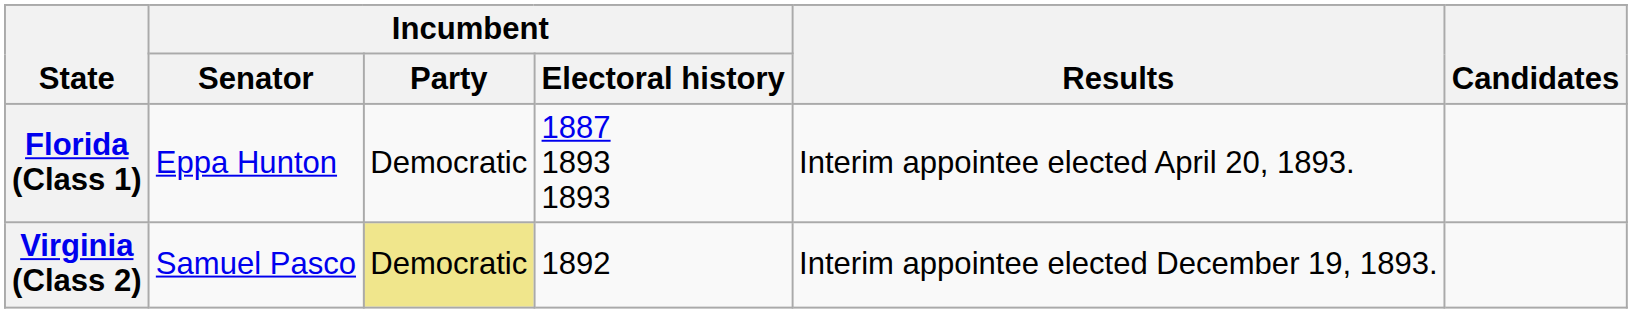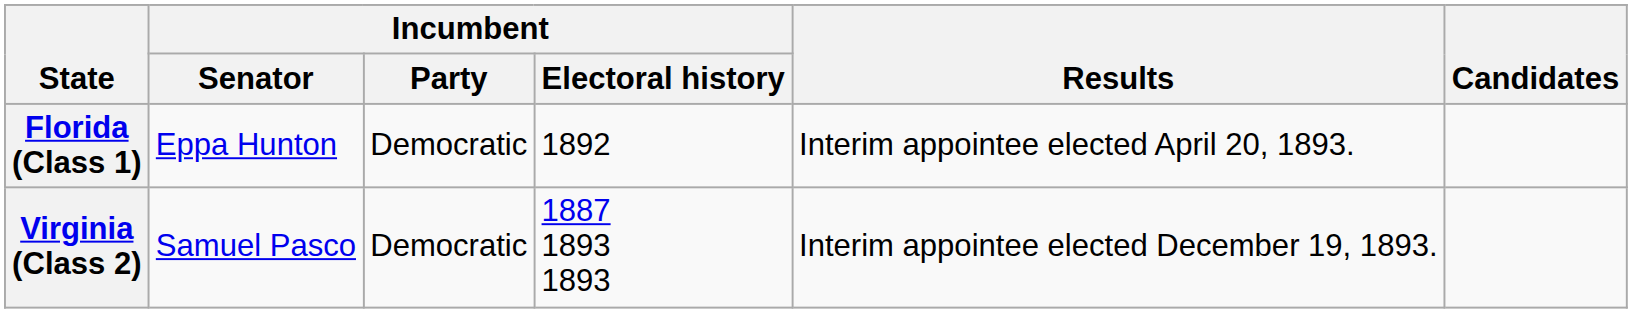(576, 162) 1887 1893 1893 -> (576, 145) 1892
(449, 264) khaki background -> (449, 246) no background
(576, 264) 1892 -> (576, 246) 1887 1893 1893
